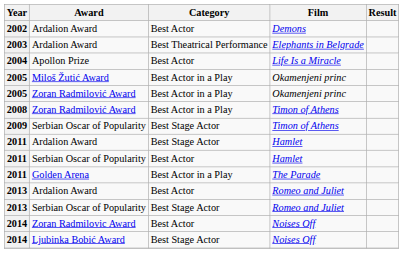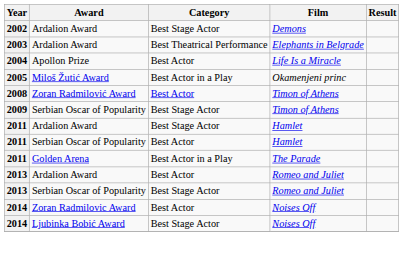(172, 28) Best Actor -> (185, 28) Best Stage Actor
- row: (17, 93)
(192, 110) Best Actor in a Play -> (172, 93) Best Actor
